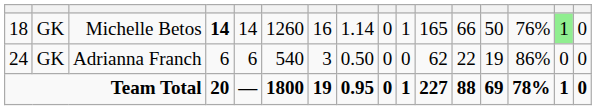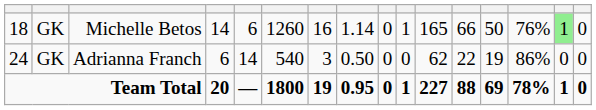(220, 28) bold -> (220, 28) normal
(248, 28) 14 -> (252, 28) 6
(252, 58) 6 -> (248, 58) 14
